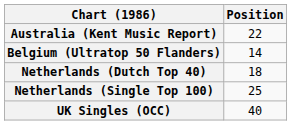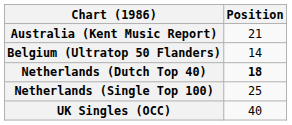(255, 33) 22 -> (255, 33) 21
(255, 72) normal -> (255, 72) bold
